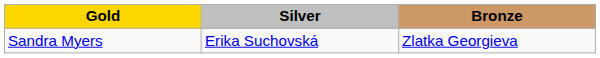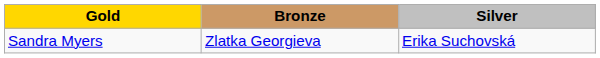columns swapped: (300, 16) <-> (497, 16)
